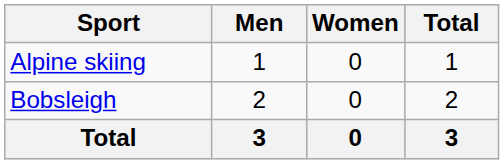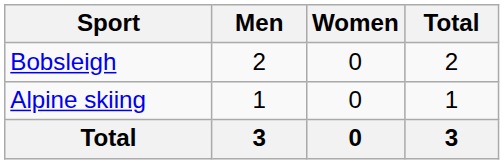rows swapped: (78, 61) <-> (63, 100)
